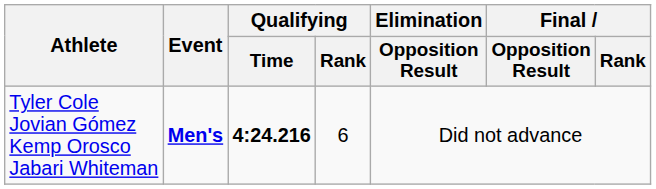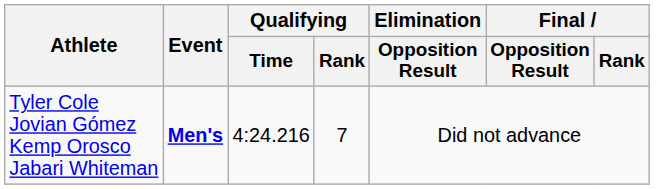(272, 136) bold -> (271, 136) normal
(343, 136) 6 -> (342, 136) 7
